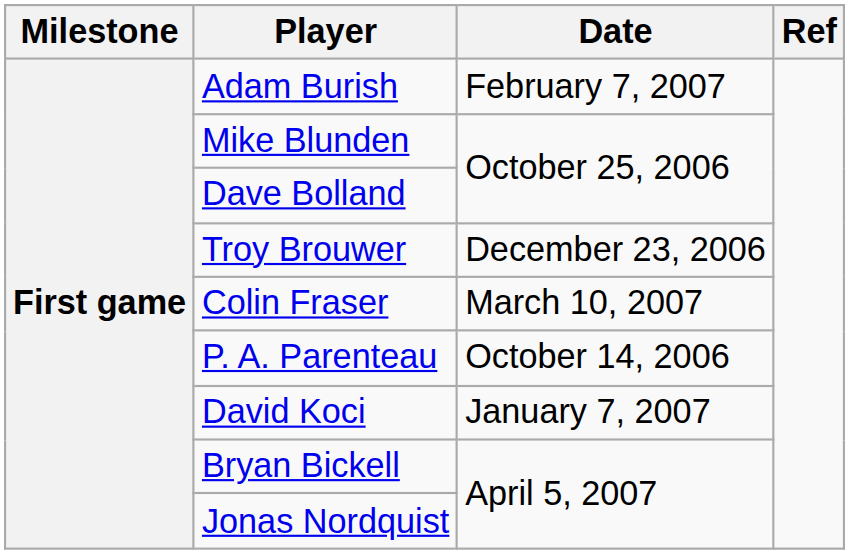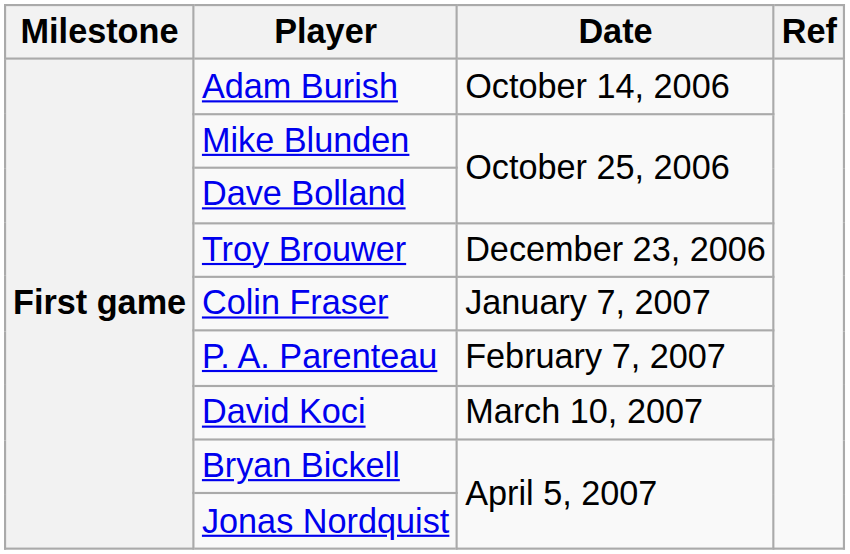(596, 85) February 7, 2007 -> (597, 85) October 14, 2006
(584, 303) March 10, 2007 -> (588, 303) January 7, 2007
(597, 357) October 14, 2006 -> (596, 357) February 7, 2007
(588, 411) January 7, 2007 -> (584, 411) March 10, 2007
